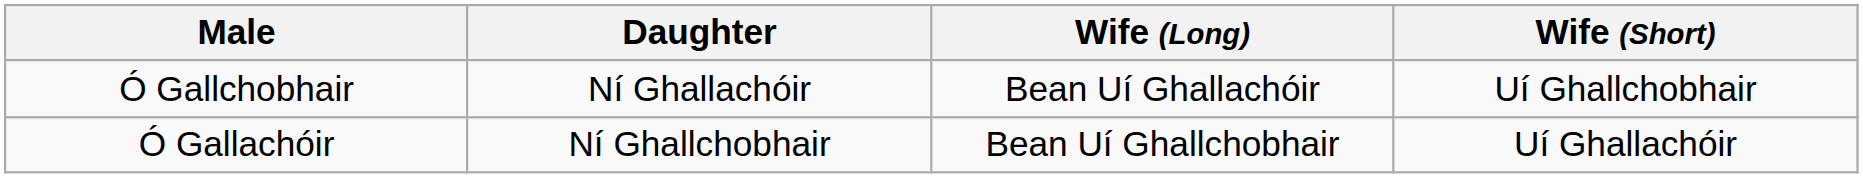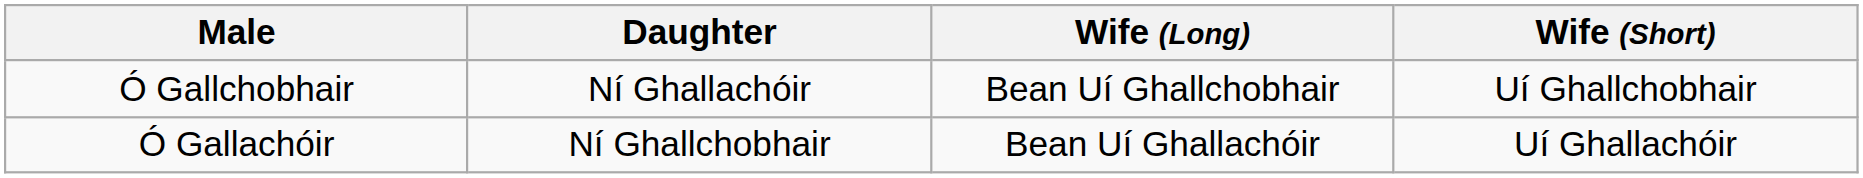(1163, 88) Bean Uí Ghallachóir -> (1162, 88) Bean Uí Ghallchobhair
(1162, 144) Bean Uí Ghallchobhair -> (1163, 144) Bean Uí Ghallachóir
